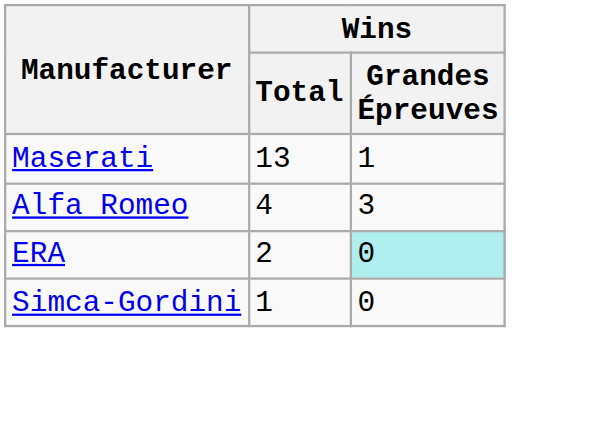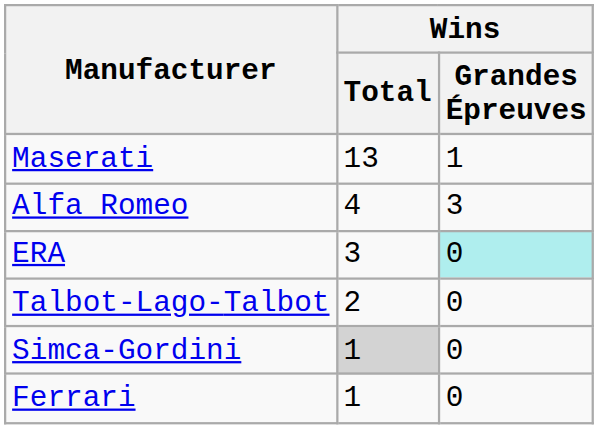(264, 255) 2 -> (352, 255) 3
+ row: (171, 302)
(264, 302) no background -> (352, 350) lightgrey background
+ row: (74, 398)
